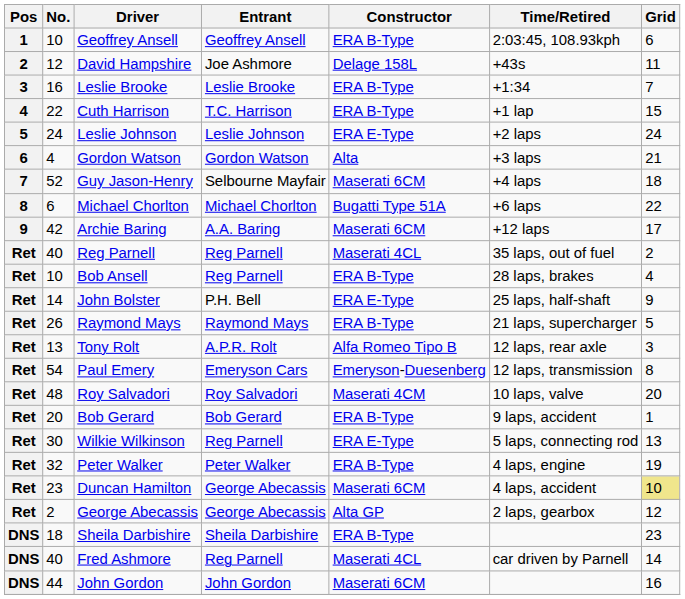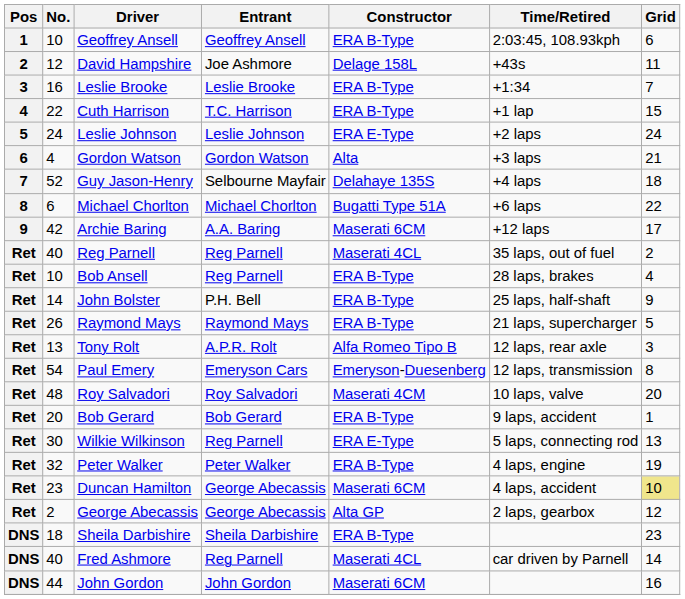(379, 182) Maserati 6CM -> (384, 182) Delahaye 135S
(373, 299) ERA E-Type -> (373, 299) ERA B-Type
